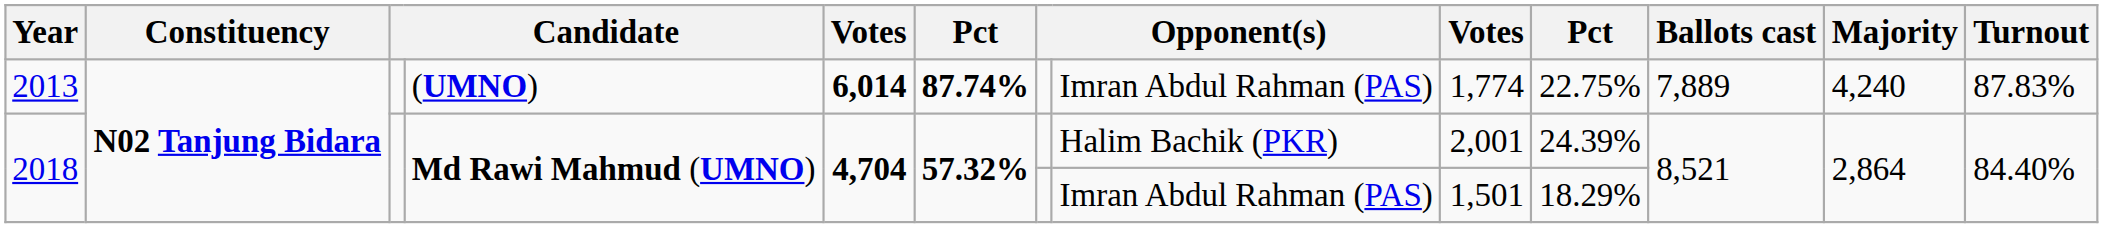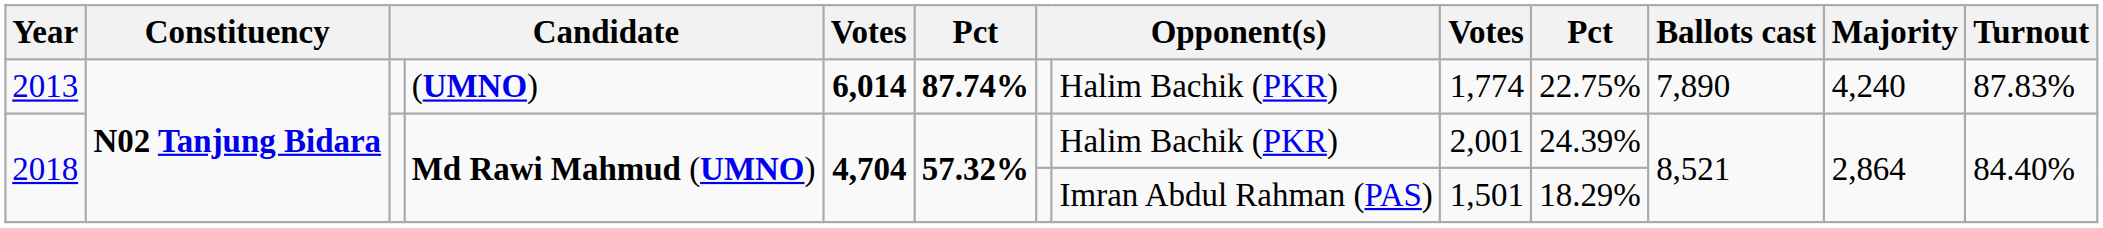(1246, 86) Imran Abdul Rahman (PAS) -> (1199, 86) Halim Bachik (PKR)
(1693, 86) 7,889 -> (1693, 86) 7,890
